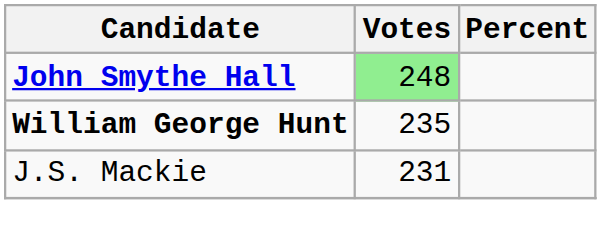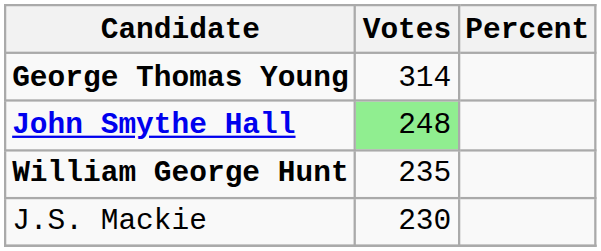+ row: (180, 77)
(425, 173) 231 -> (425, 222) 230
